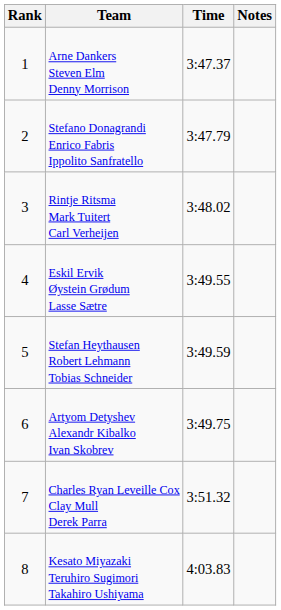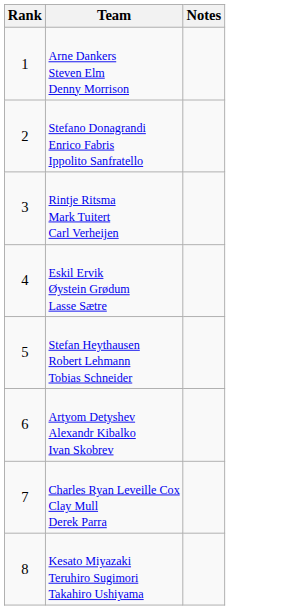- column: (209, 16)
